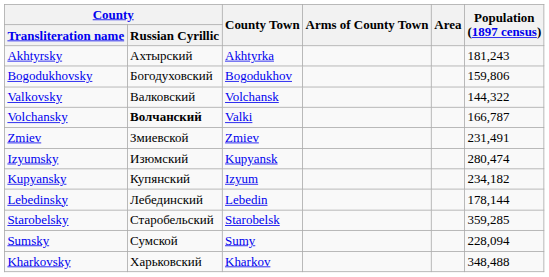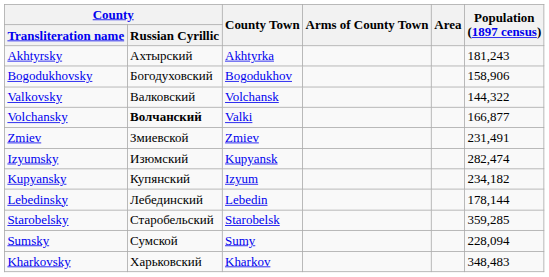(488, 76) 159,806 -> (488, 76) 158,906
(488, 117) 166,787 -> (488, 117) 166,877
(488, 158) 280,474 -> (488, 158) 282,474
(488, 261) 348,488 -> (488, 261) 348,483
